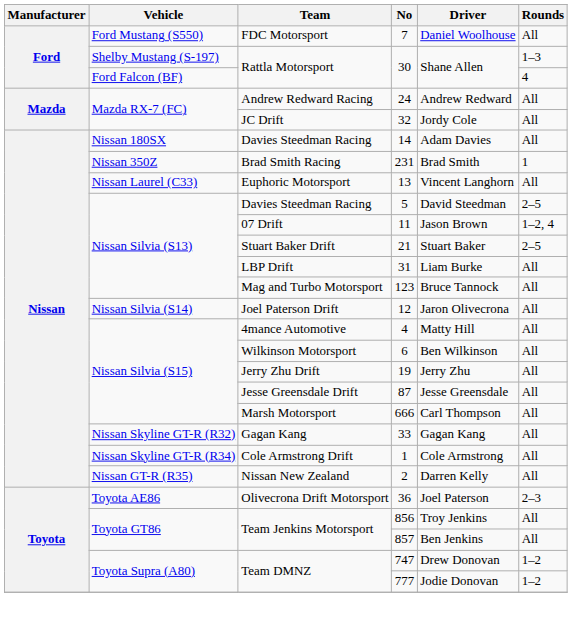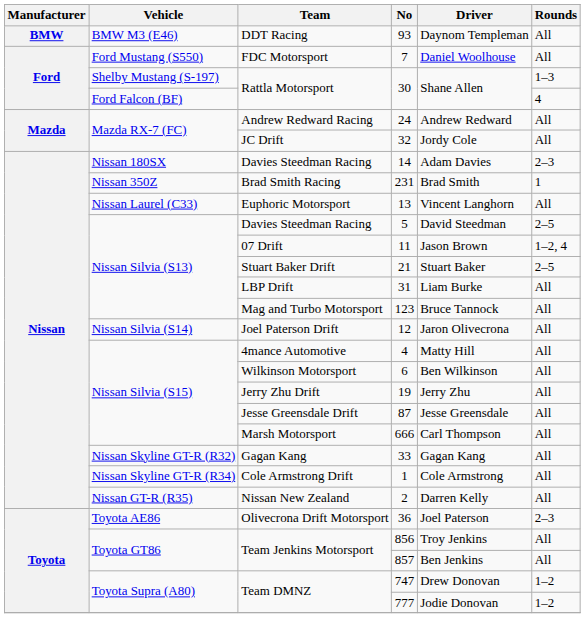+ row: (135, 35)
(530, 140) All -> (544, 161) 2–3
